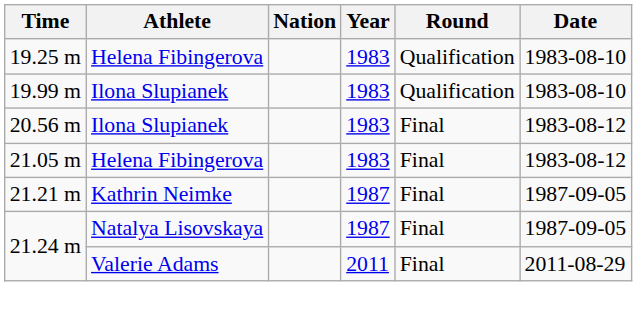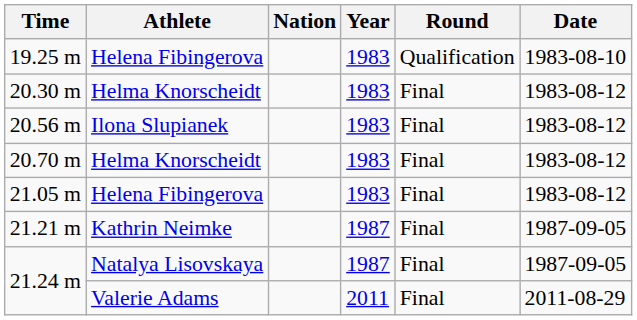- row: (45, 90)
+ row: (45, 90)
+ row: (45, 159)
